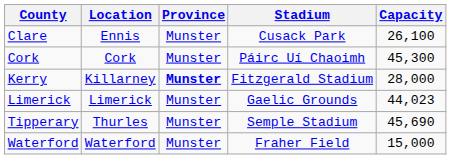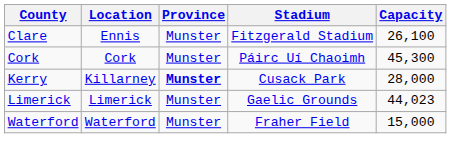(302, 37) Cusack Park -> (302, 37) Fitzgerald Stadium
(302, 79) Fitzgerald Stadium -> (302, 79) Cusack Park
- row: (43, 122)
